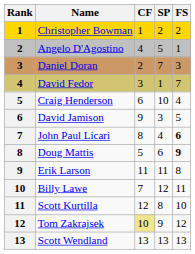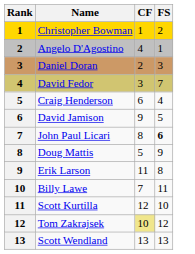- column: (164, 13)
(178, 153) bold -> (160, 153) normal
